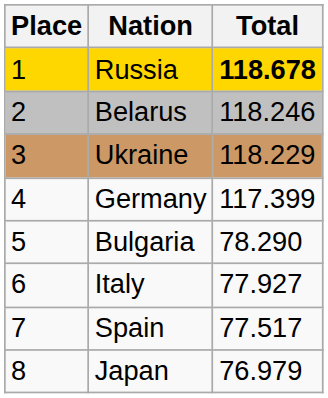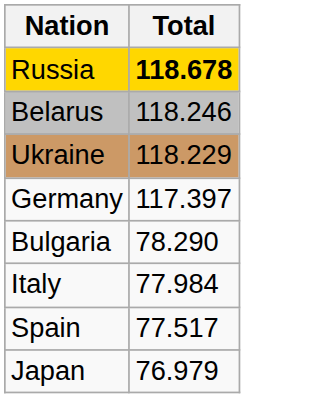- column: (47, 26)
(267, 198) 117.399 -> (184, 198) 117.397
(261, 284) 77.927 -> (177, 284) 77.984
